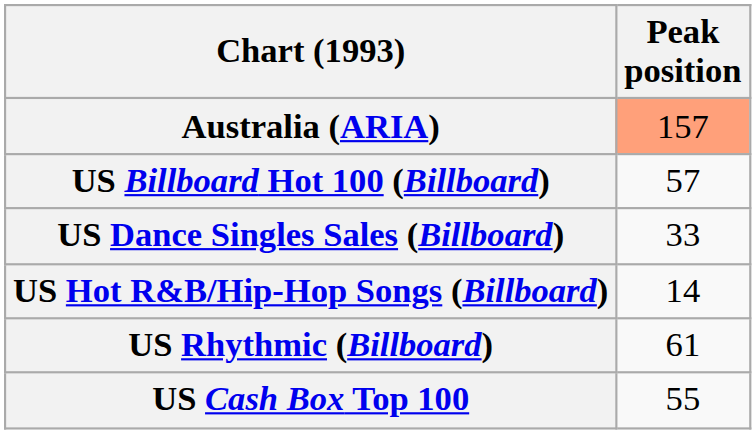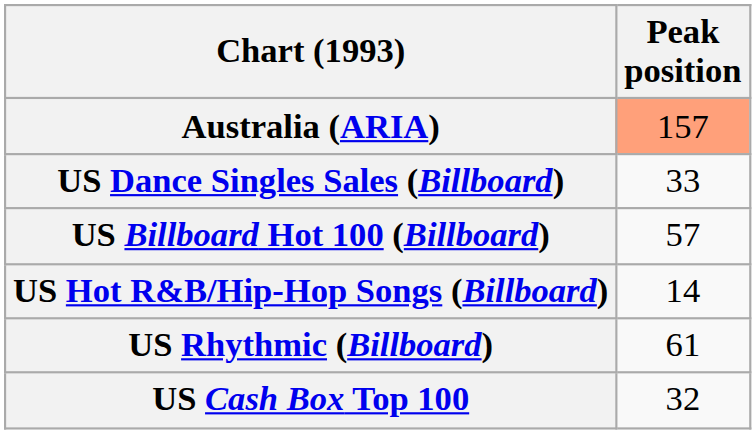rows swapped: (311, 180) <-> (311, 235)
(683, 399) 55 -> (683, 399) 32
